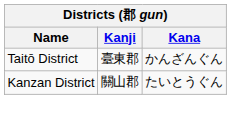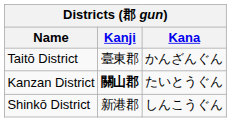(120, 82) normal -> (120, 82) bold
+ row: (49, 105)
